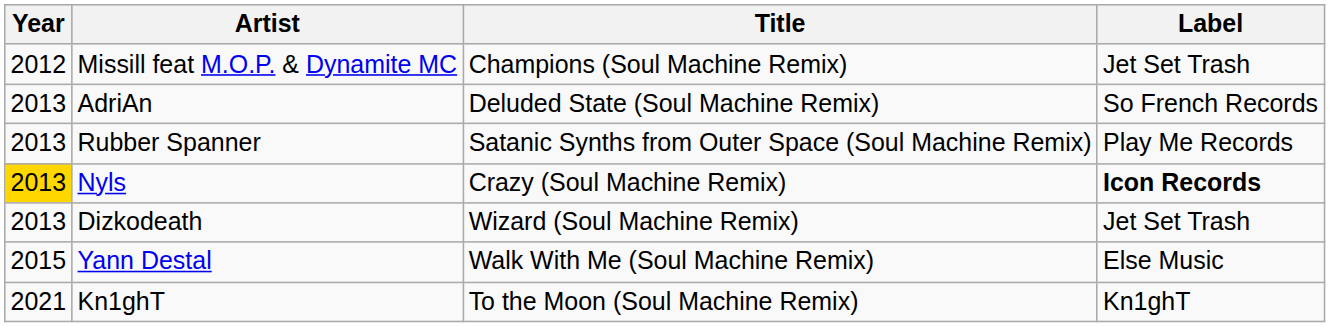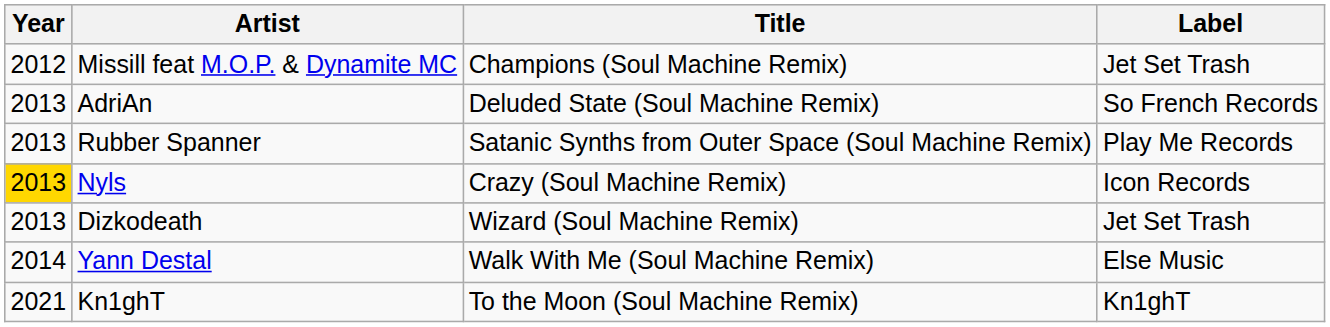(1182, 182) bold -> (1177, 182) normal
(38, 261) 2015 -> (38, 261) 2014
